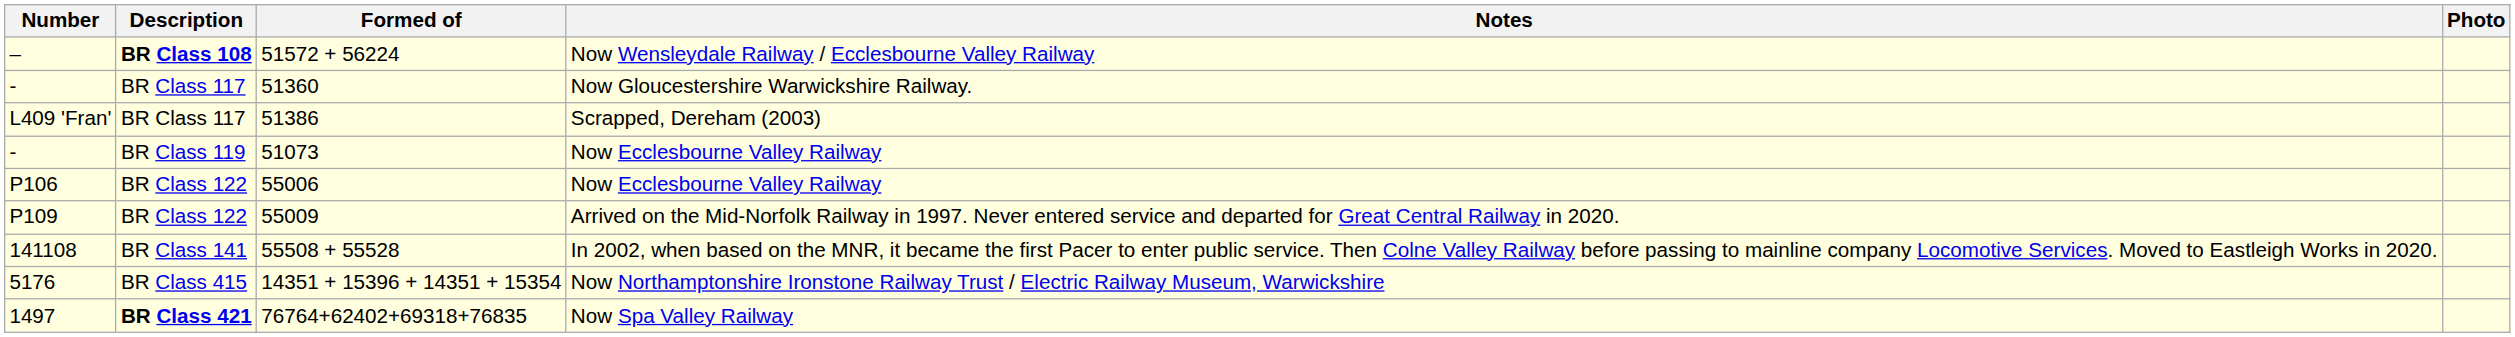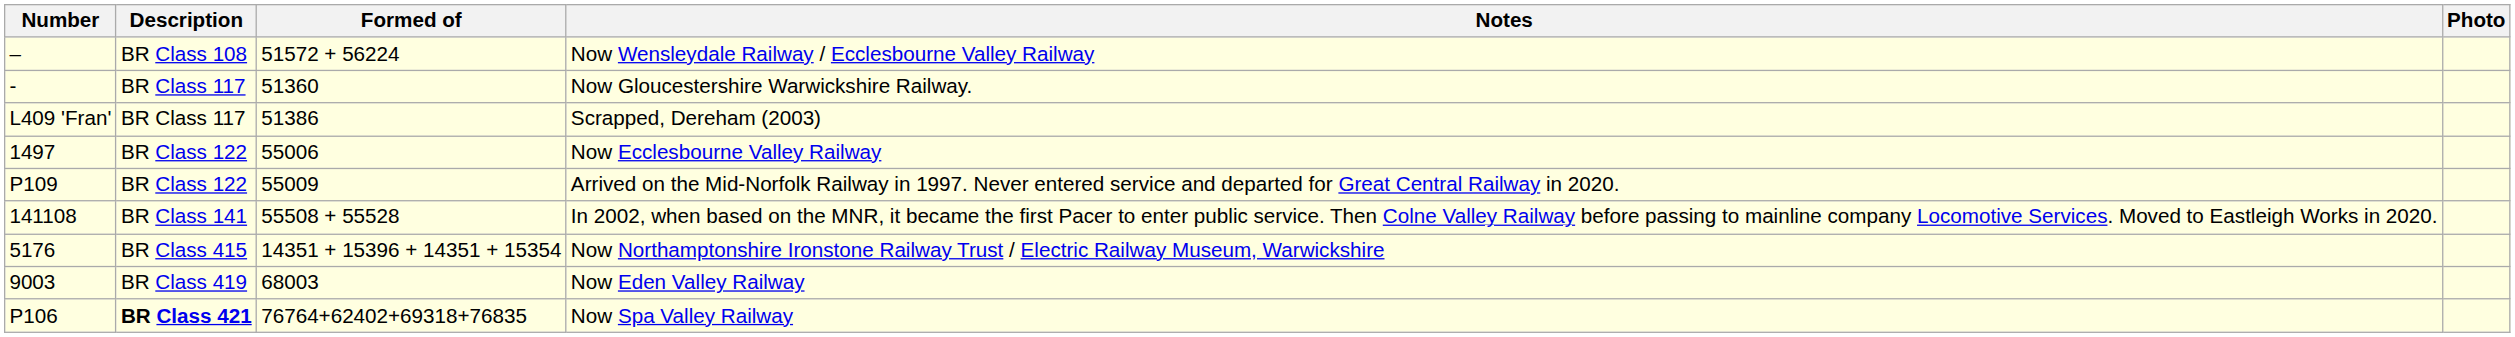(186, 53) bold -> (184, 53) normal
- row: (290, 151)
(34, 184) P106 -> (32, 151) 1497
+ row: (290, 282)
(32, 315) 1497 -> (34, 315) P106
